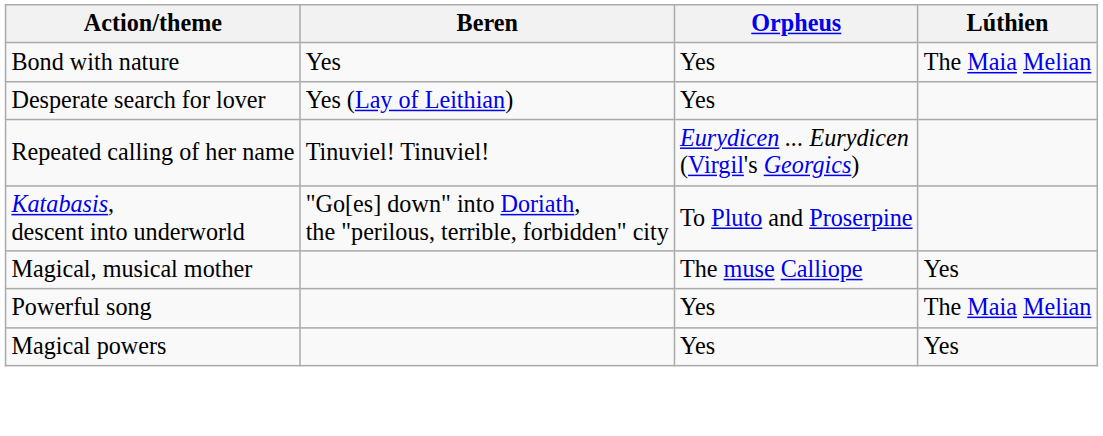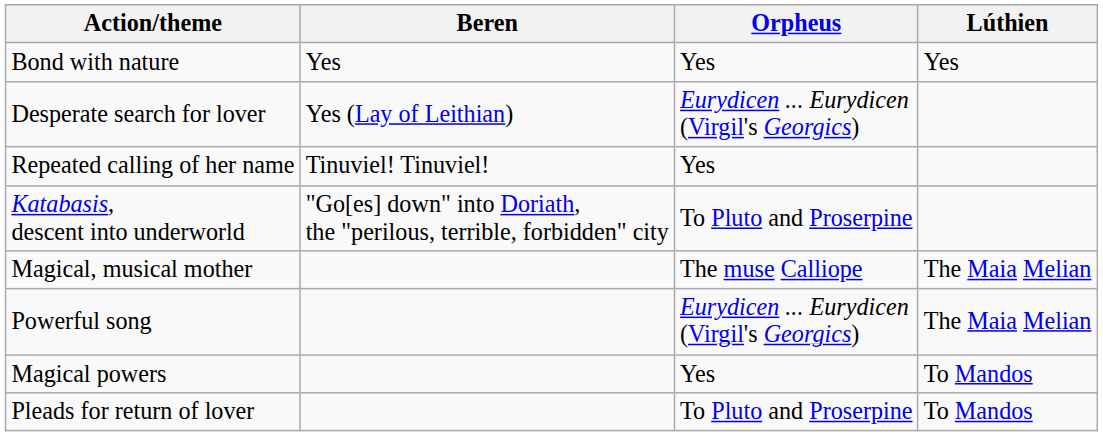(1008, 61) The Maia Melian -> (941, 61) Yes
(698, 100) Yes -> (794, 113) Eurydicen ... Eurydicen (Virgil's Georgics)
(794, 152) Eurydicen ... Eurydicen (Virgil's Georgics) -> (698, 165) Yes
(941, 269) Yes -> (1008, 269) The Maia Melian
(698, 307) Yes -> (794, 321) Eurydicen ... Eurydicen (Virgil's Georgics)
(941, 346) Yes -> (978, 373) To Mandos
+ row: (133, 411)
